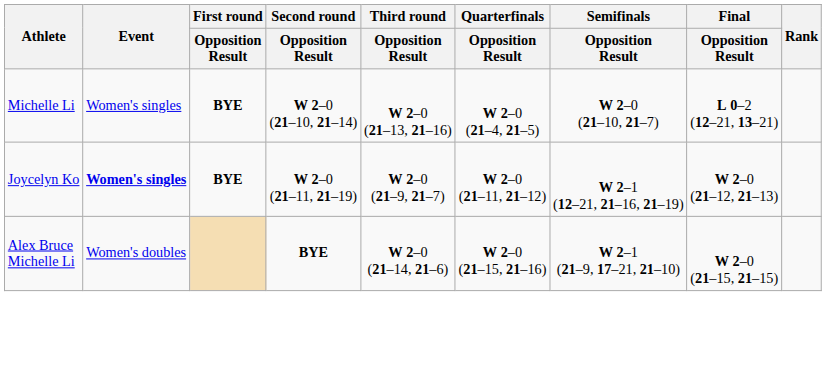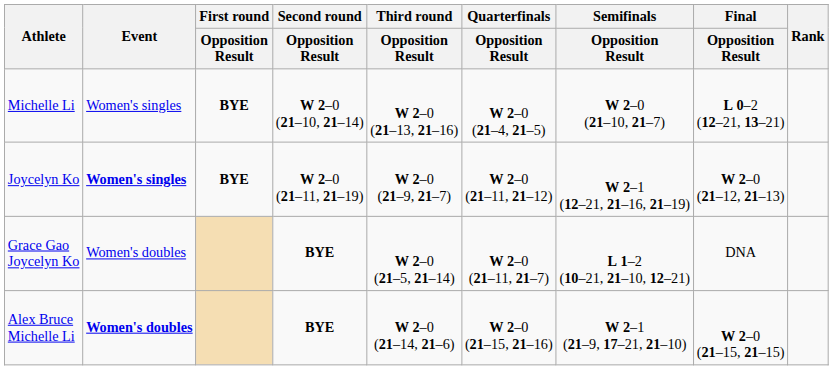+ row: (44, 253)
(136, 253) normal -> (139, 327) bold
